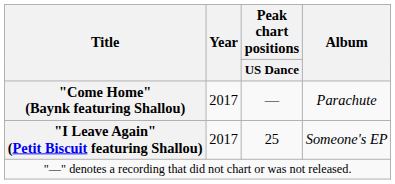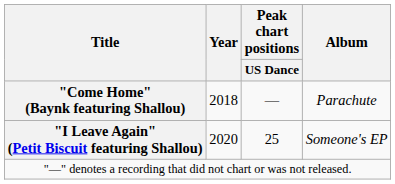(224, 100) 2017 -> (224, 100) 2018
(224, 139) 2017 -> (224, 139) 2020
